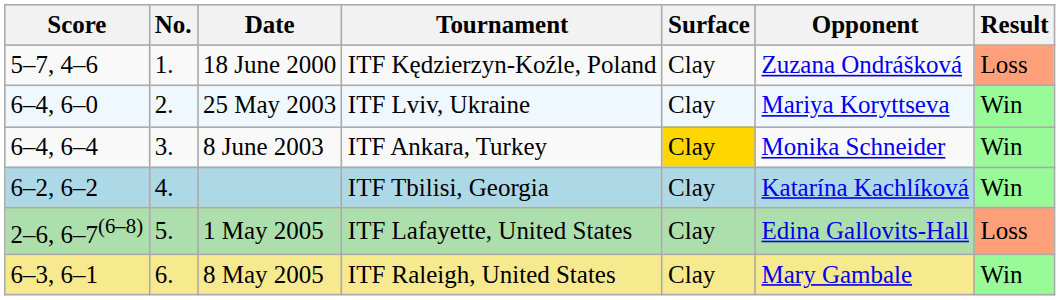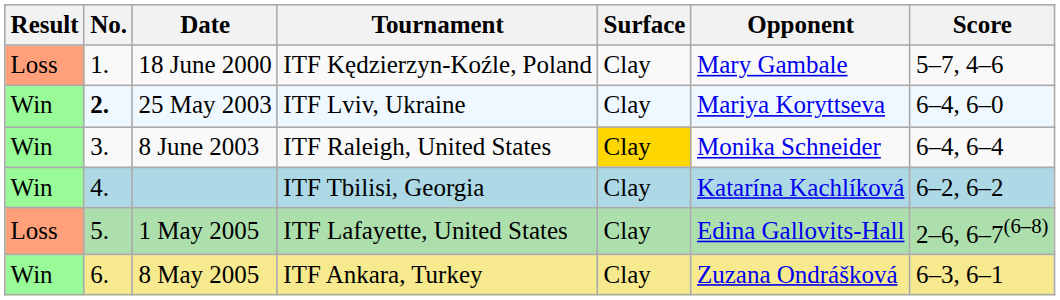columns swapped: (1015, 24) <-> (77, 24)
(862, 64) Zuzana Ondrášková -> (772, 64) Mary Gambale
(164, 105) normal -> (100, 105) bold
(447, 145) ITF Ankara, Turkey -> (417, 145) ITF Raleigh, United States
(482, 274) ITF Raleigh, United States -> (383, 274) ITF Ankara, Turkey
(837, 274) Mary Gambale -> (797, 274) Zuzana Ondrášková
